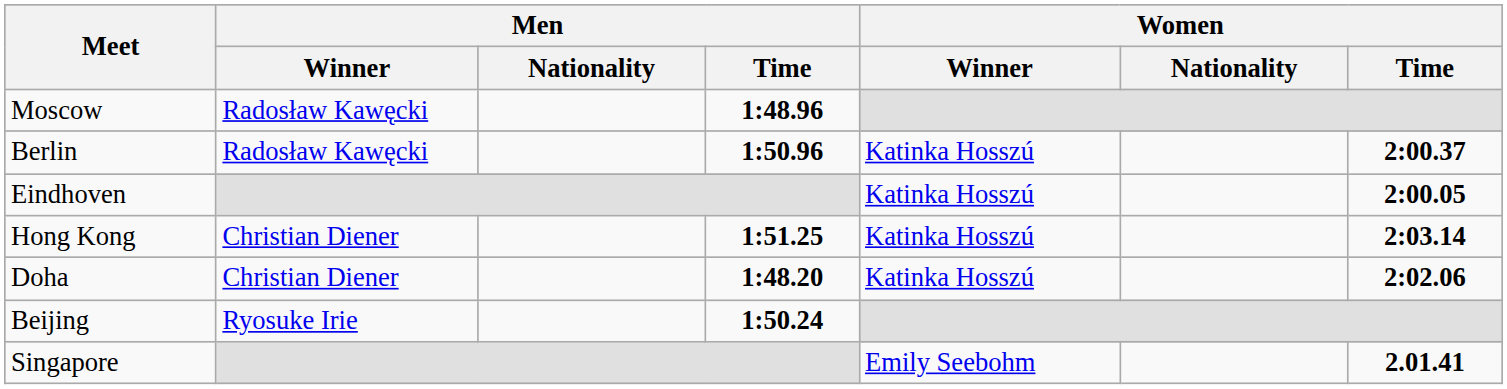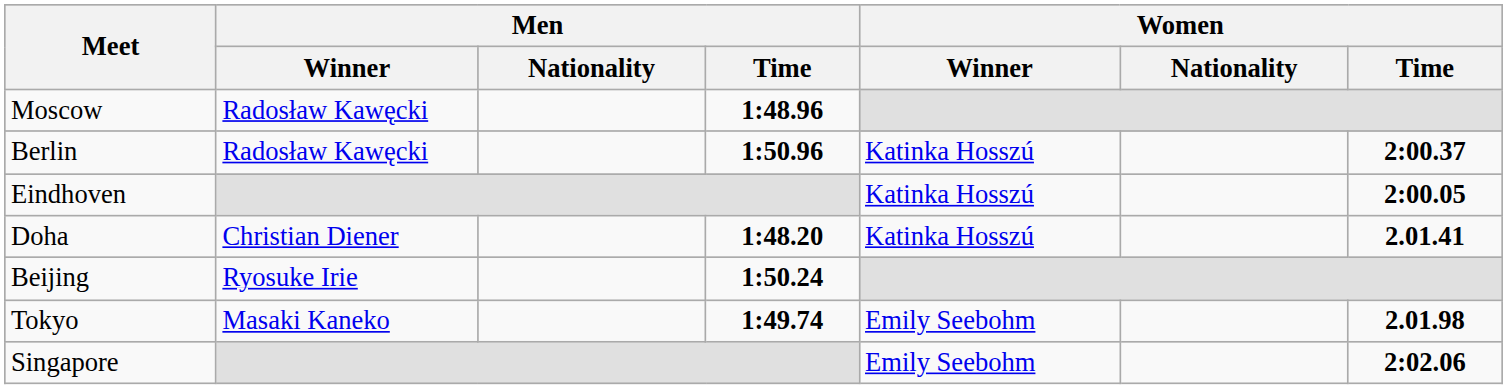- row: (73, 236)
(1425, 278) 2:02.06 -> (1425, 236) 2.01.41
+ row: (45, 320)
(1425, 362) 2.01.41 -> (1425, 362) 2:02.06
